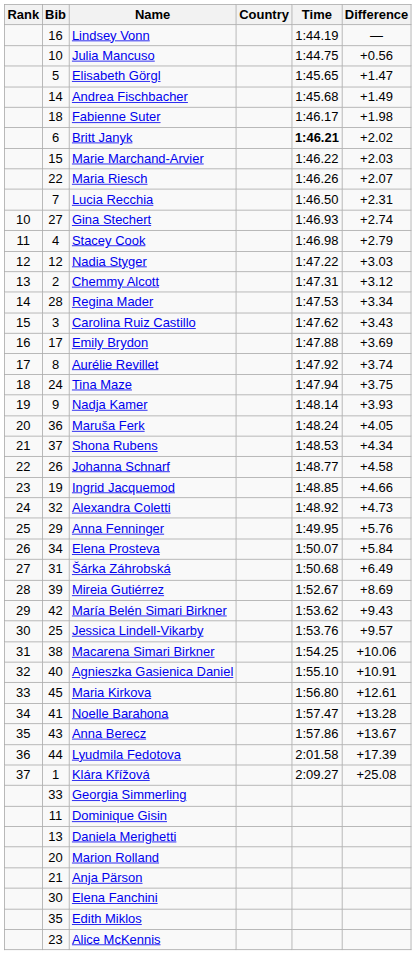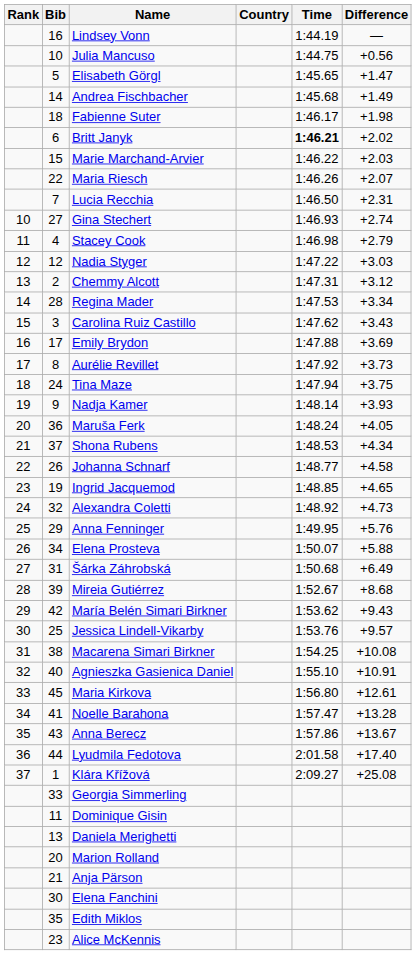(377, 364) +3.74 -> (377, 364) +3.73
(377, 487) +4.66 -> (377, 487) +4.65
(377, 549) +5.84 -> (377, 549) +5.88
(377, 590) +8.69 -> (377, 590) +8.68
(377, 651) +10.06 -> (377, 651) +10.08
(377, 754) +17.39 -> (377, 754) +17.40
